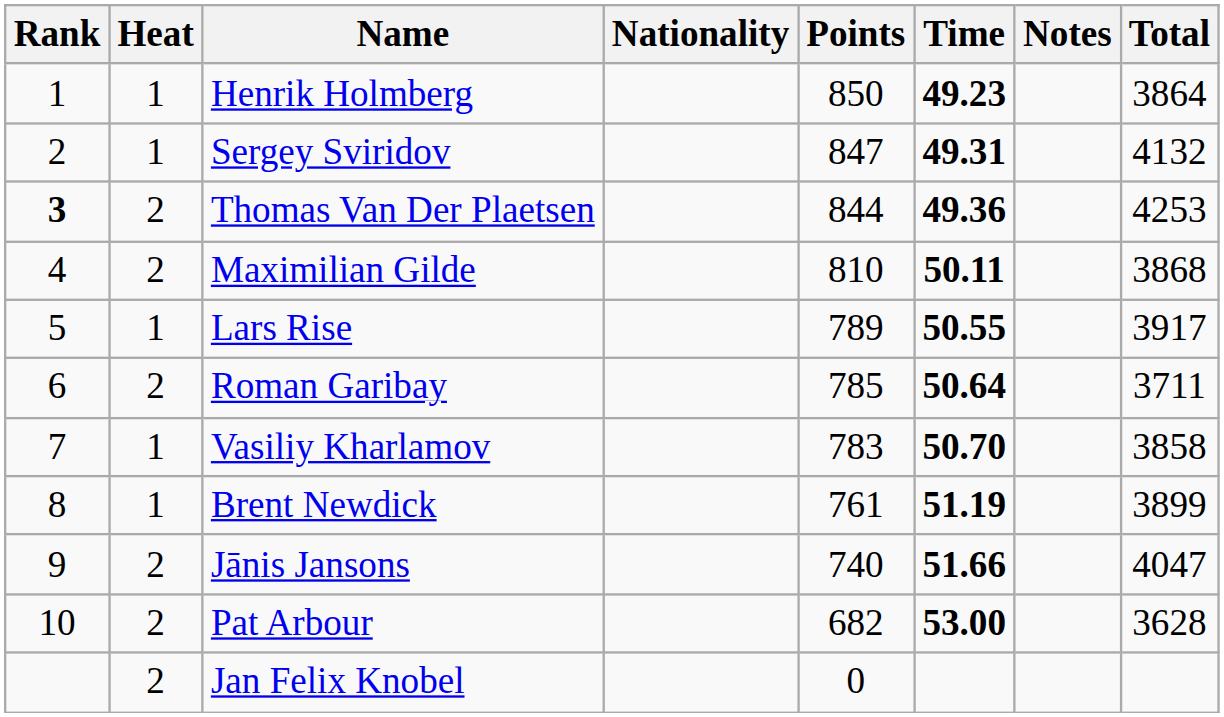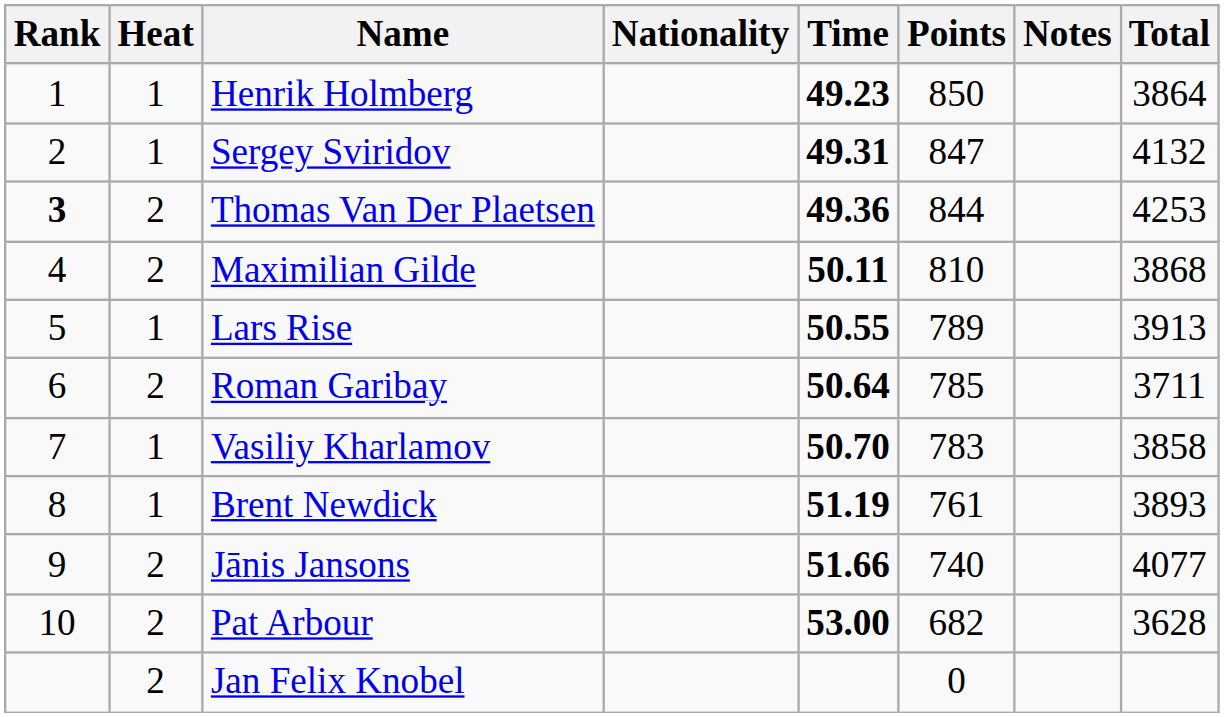columns swapped: (964, 33) <-> (856, 33)
(1169, 328) 3917 -> (1169, 328) 3913
(1169, 504) 3899 -> (1169, 504) 3893
(1169, 563) 4047 -> (1169, 563) 4077
